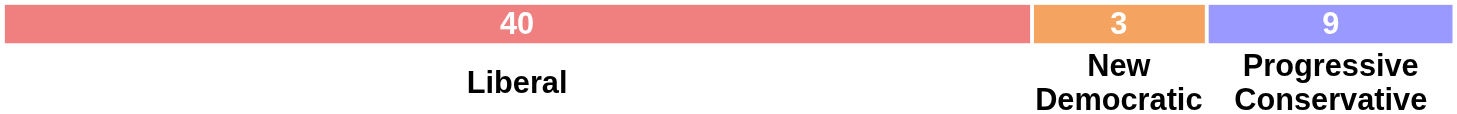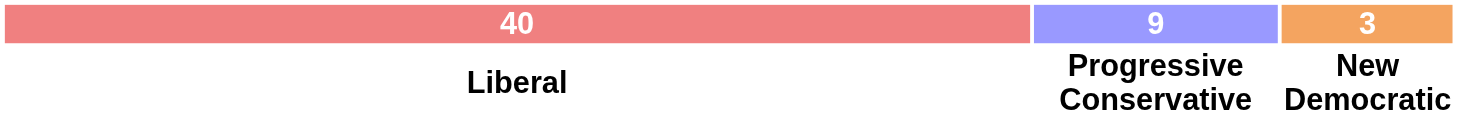columns swapped: (1331, 23) <-> (1119, 23)
